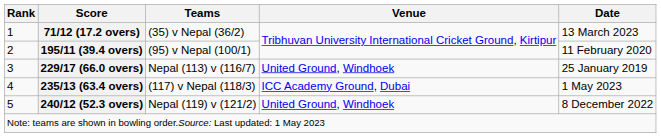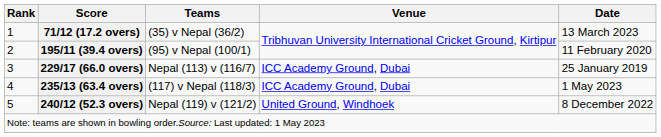(328, 68) United Ground, Windhoek -> (336, 68) ICC Academy Ground, Dubai
